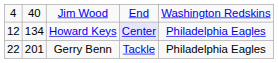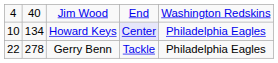(13, 31) 12 -> (13, 31) 10
(34, 49) 201 -> (34, 49) 278
